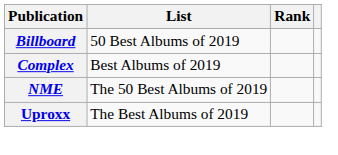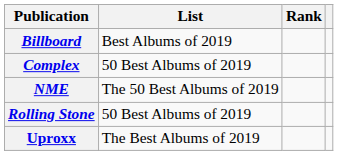(165, 41) 50 Best Albums of 2019 -> (167, 41) Best Albums of 2019
(155, 65) Best Albums of 2019 -> (176, 65) 50 Best Albums of 2019
+ row: (51, 114)
